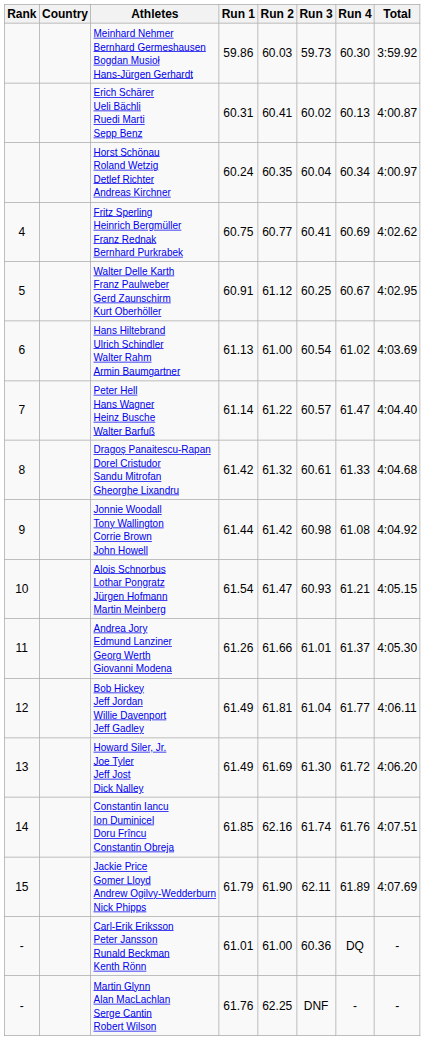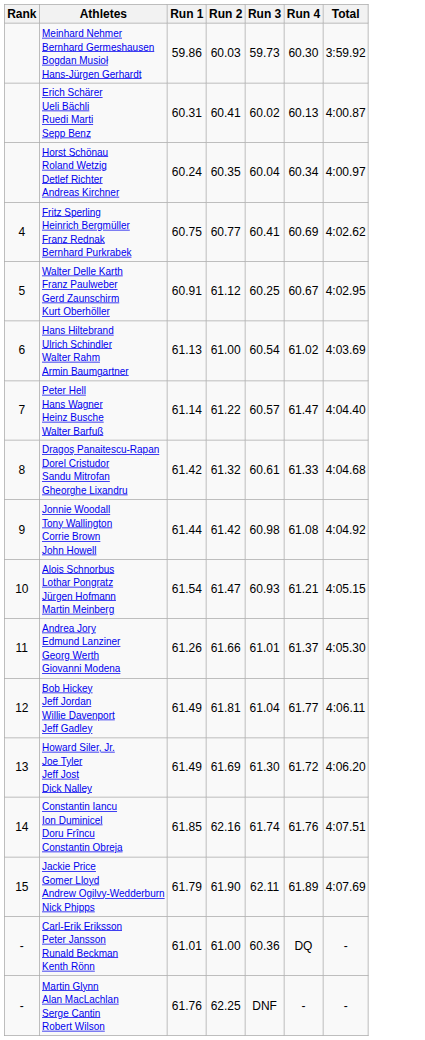- column: (65, 14)
